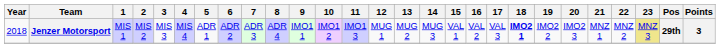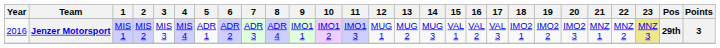(17, 30) 2018 -> (17, 30) 2016
(521, 30) bold -> (521, 30) normal
